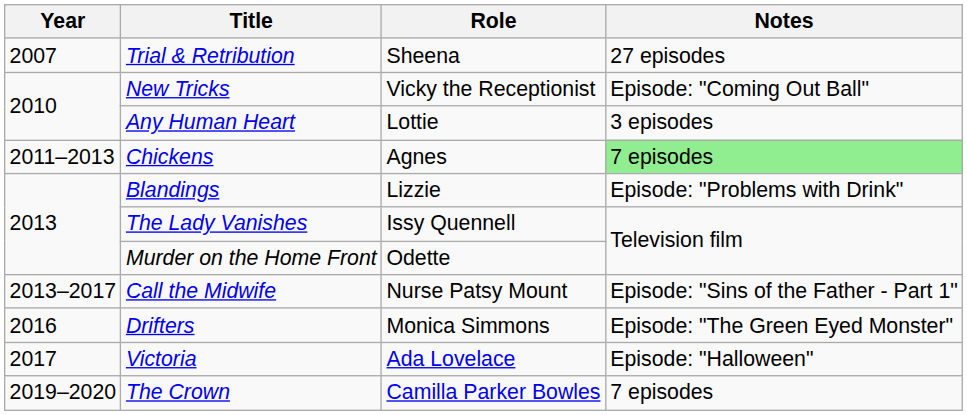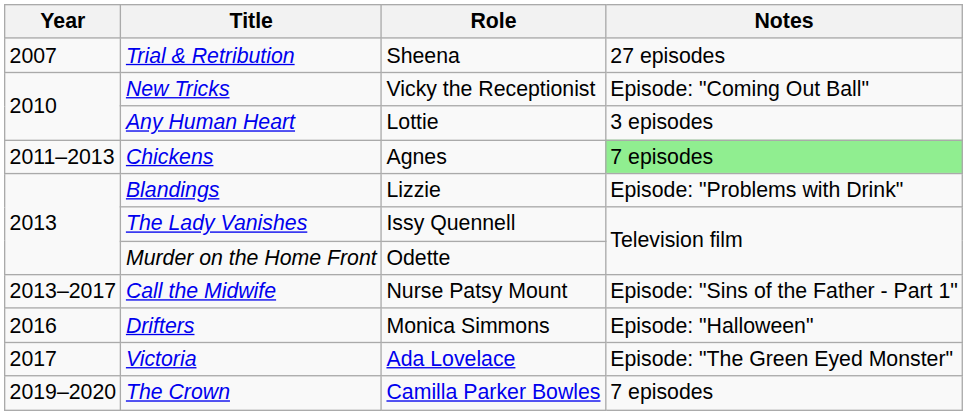(782, 325) Episode: "The Green Eyed Monster" -> (712, 325) Episode: "Halloween"
(712, 358) Episode: "Halloween" -> (782, 358) Episode: "The Green Eyed Monster"
